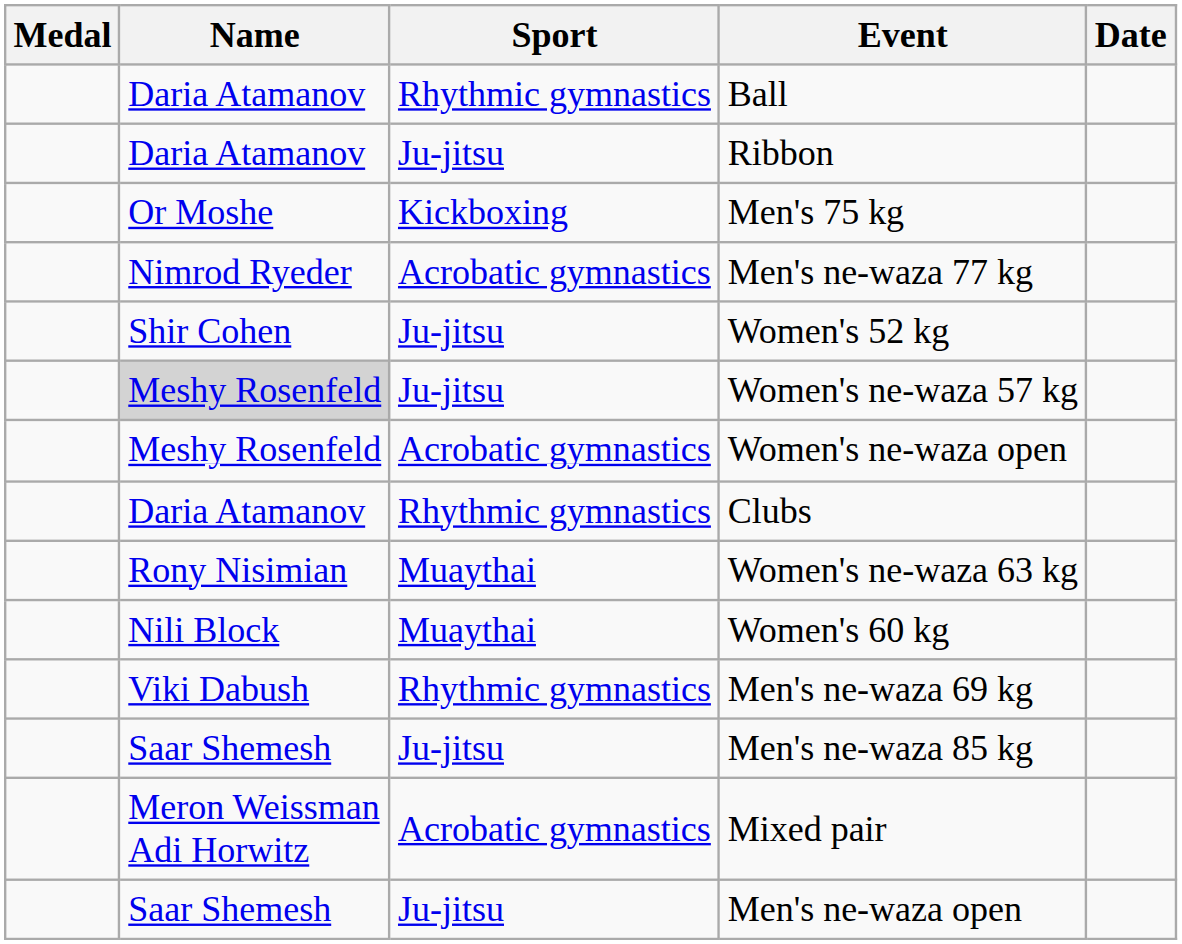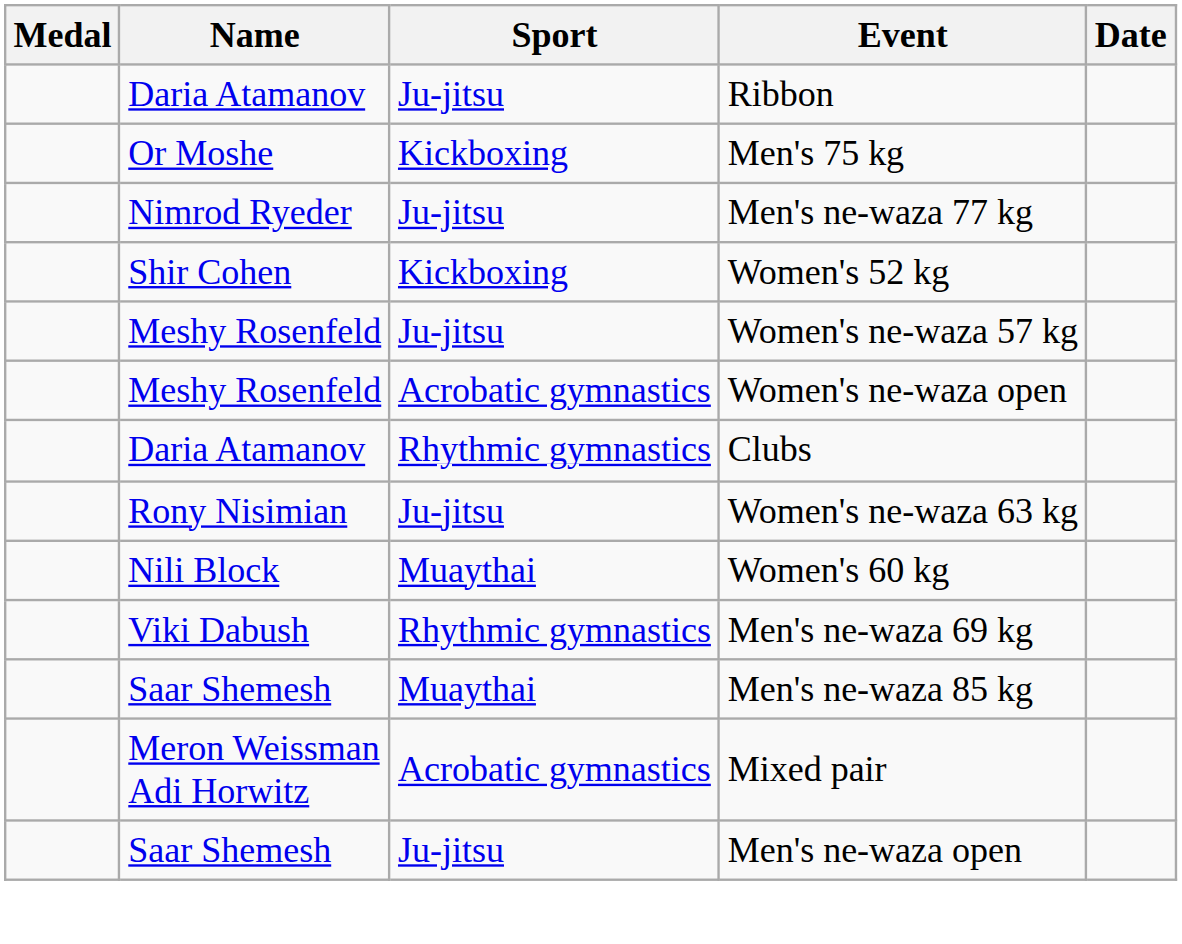- row: (758, 93)
(554, 271) Acrobatic gymnastics -> (451, 212) Ju-jitsu
(451, 331) Ju-jitsu -> (483, 271) Kickboxing
(255, 390) lightgrey background -> (255, 331) no background
(467, 568) Muaythai -> (451, 509) Ju-jitsu
(451, 747) Ju-jitsu -> (467, 687) Muaythai
